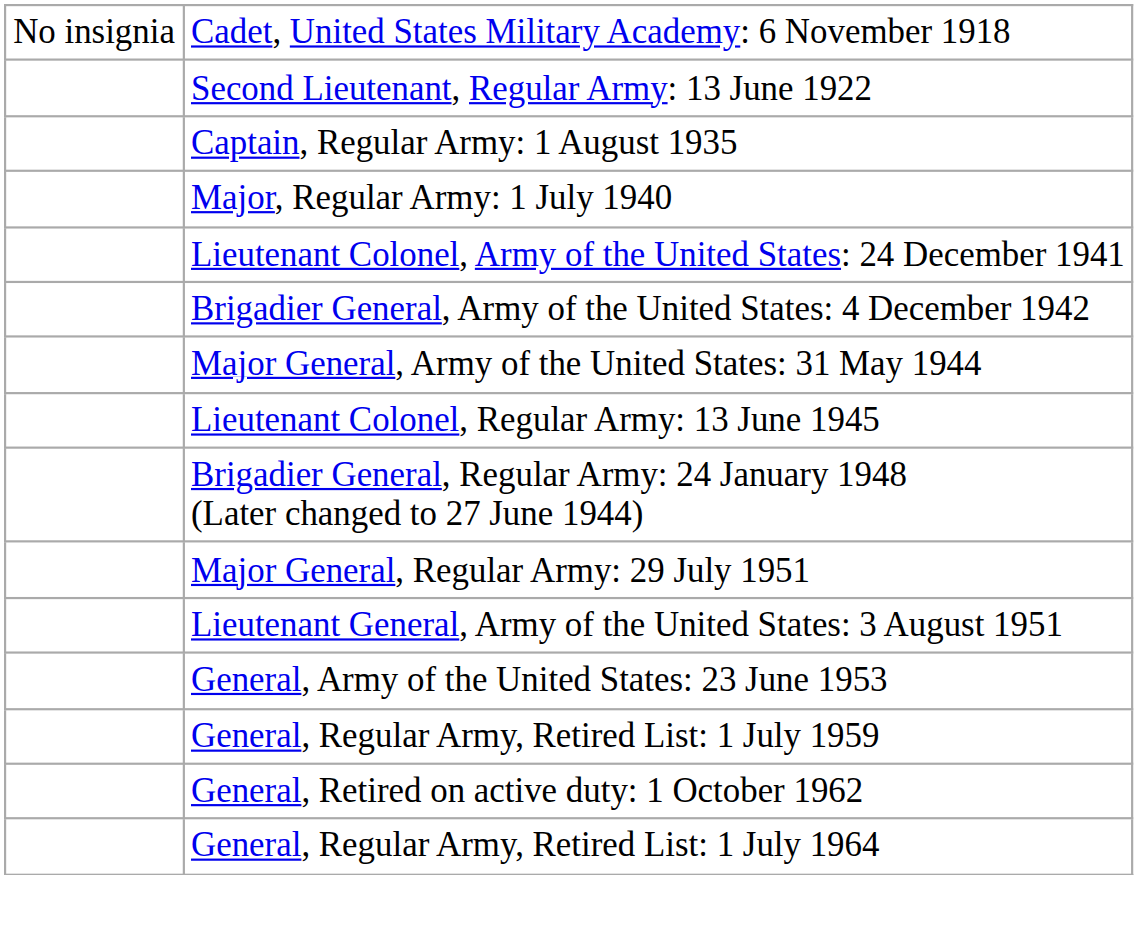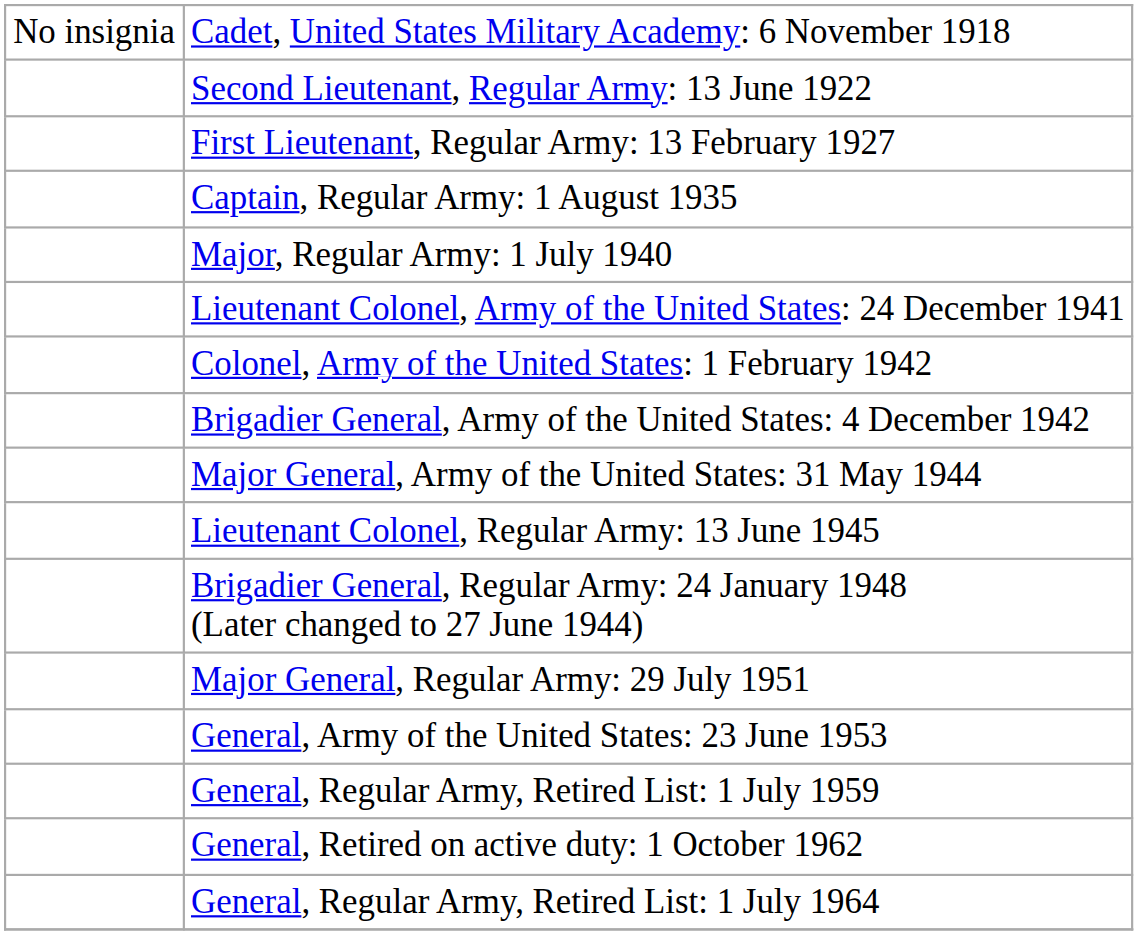+ row: (543, 142)
+ row: (562, 364)
- row: (627, 624)
